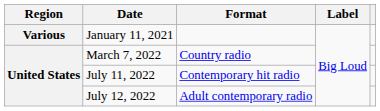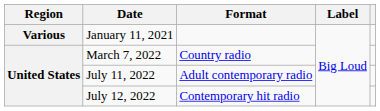(239, 75) Contemporary hit radio -> (246, 75) Adult contemporary radio
(246, 95) Adult contemporary radio -> (239, 95) Contemporary hit radio
